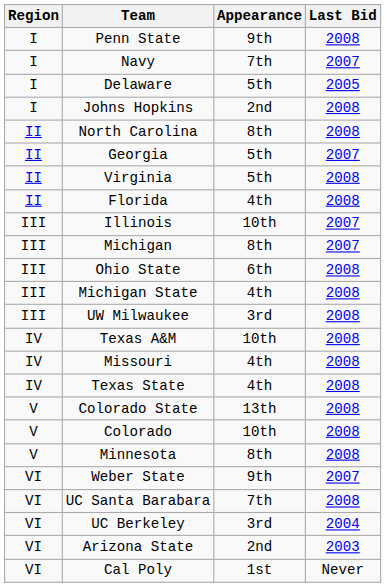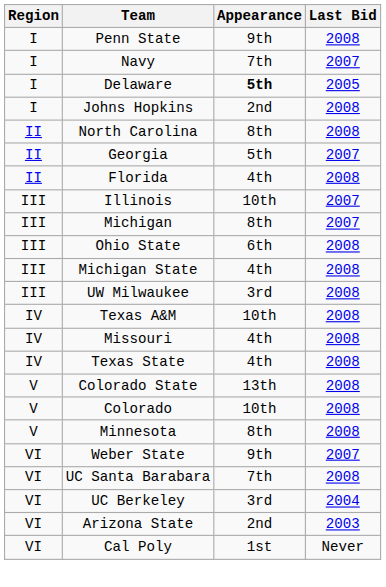(260, 85) normal -> (260, 85) bold
- row: (138, 178)
